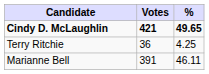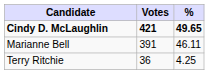rows swapped: (38, 61) <-> (35, 45)
